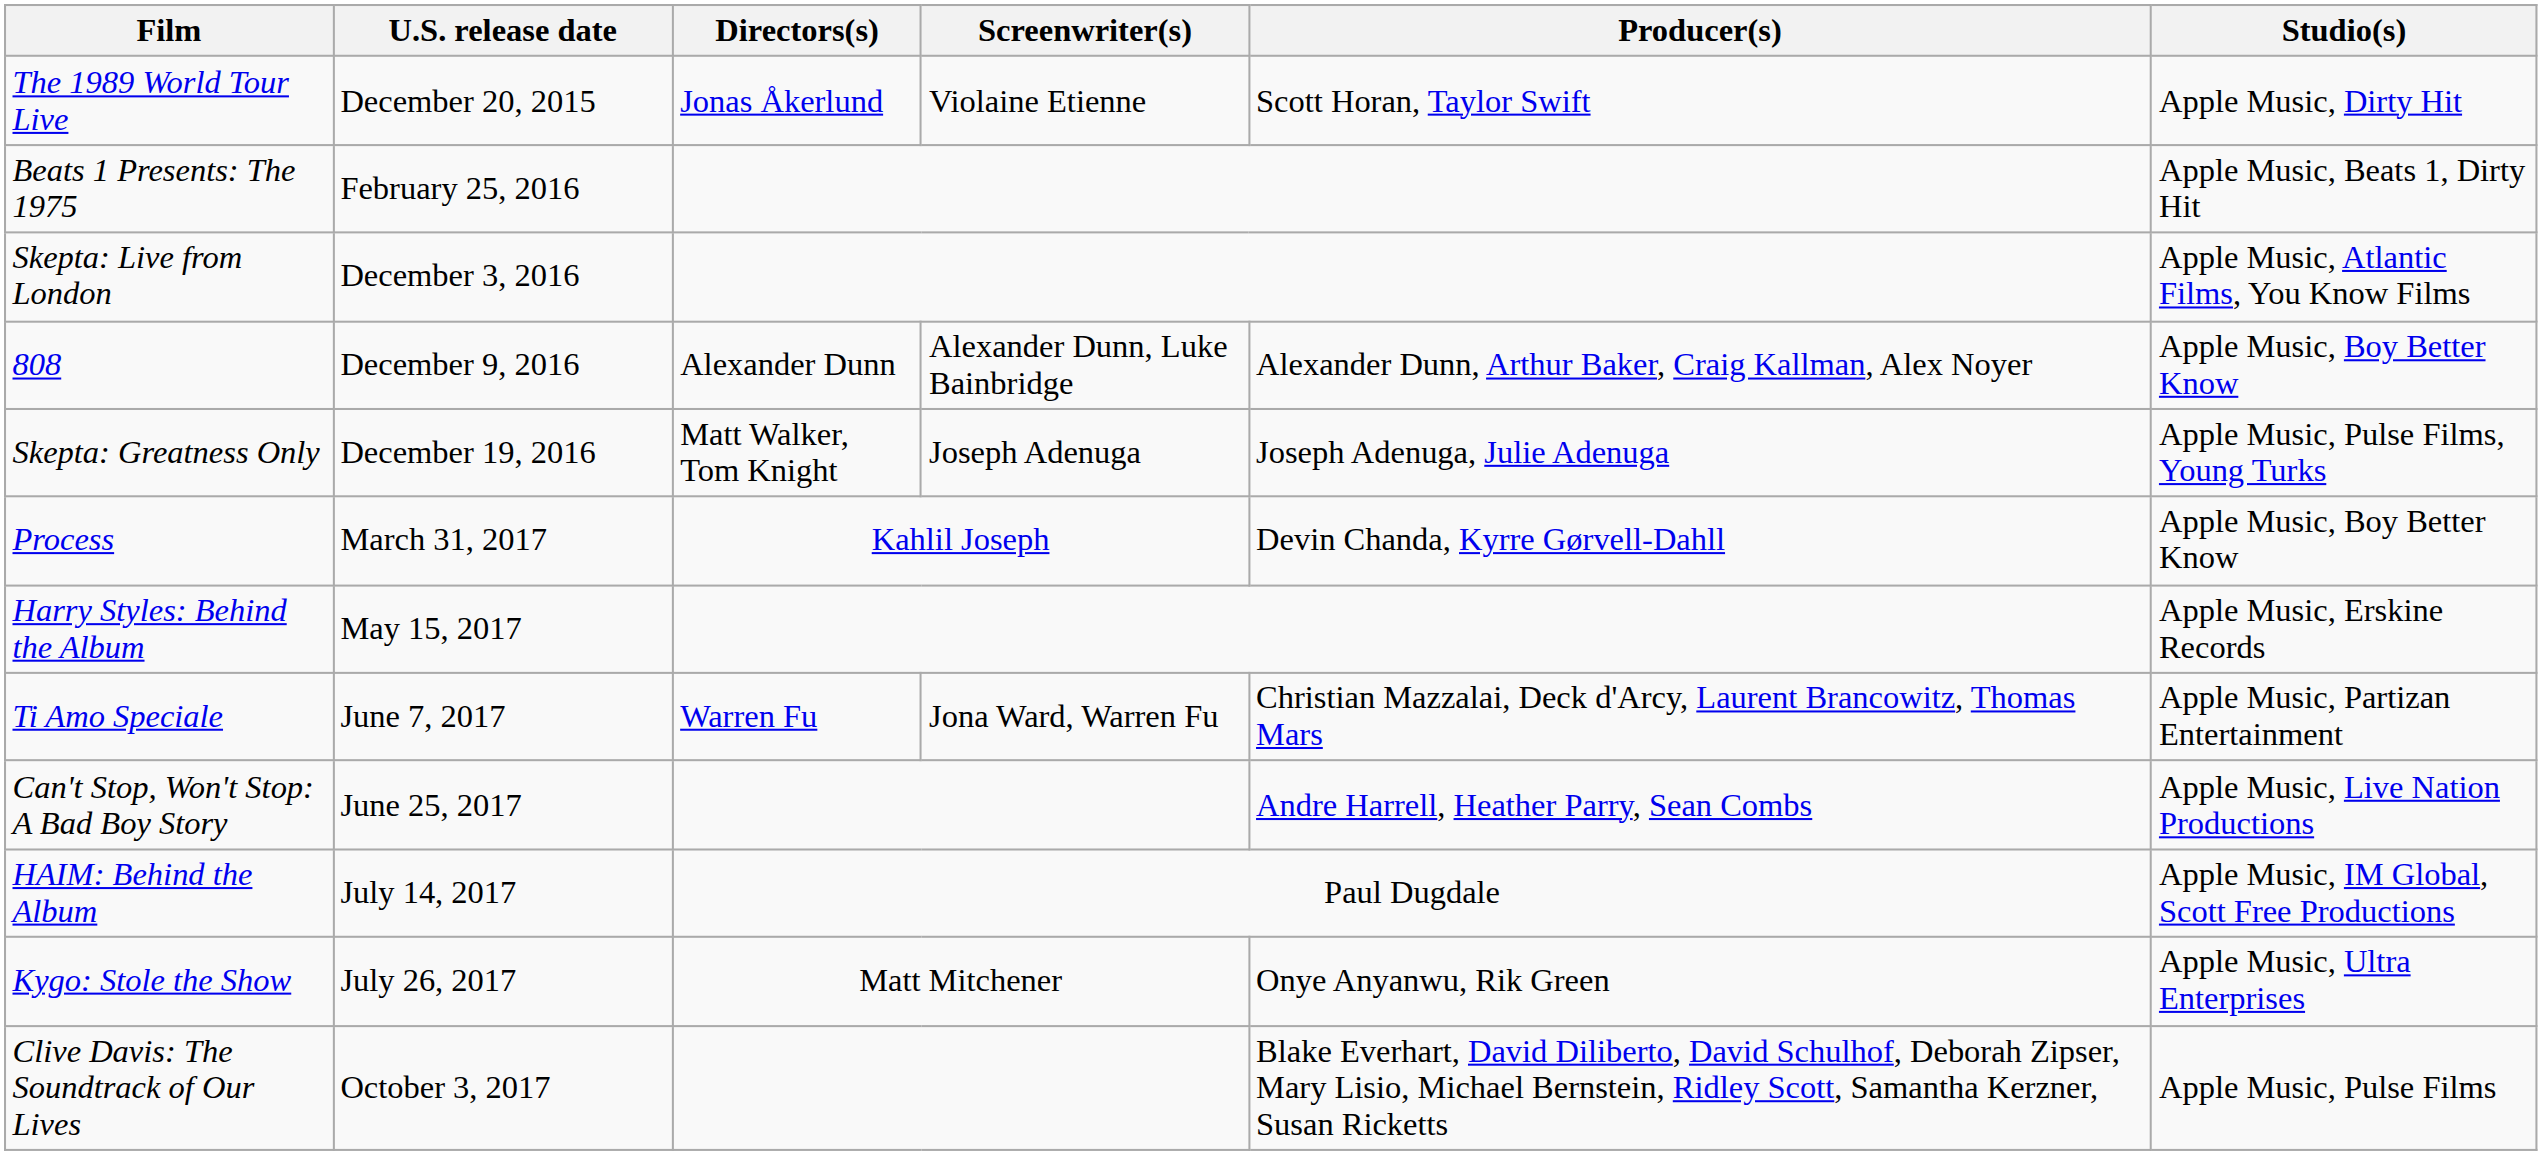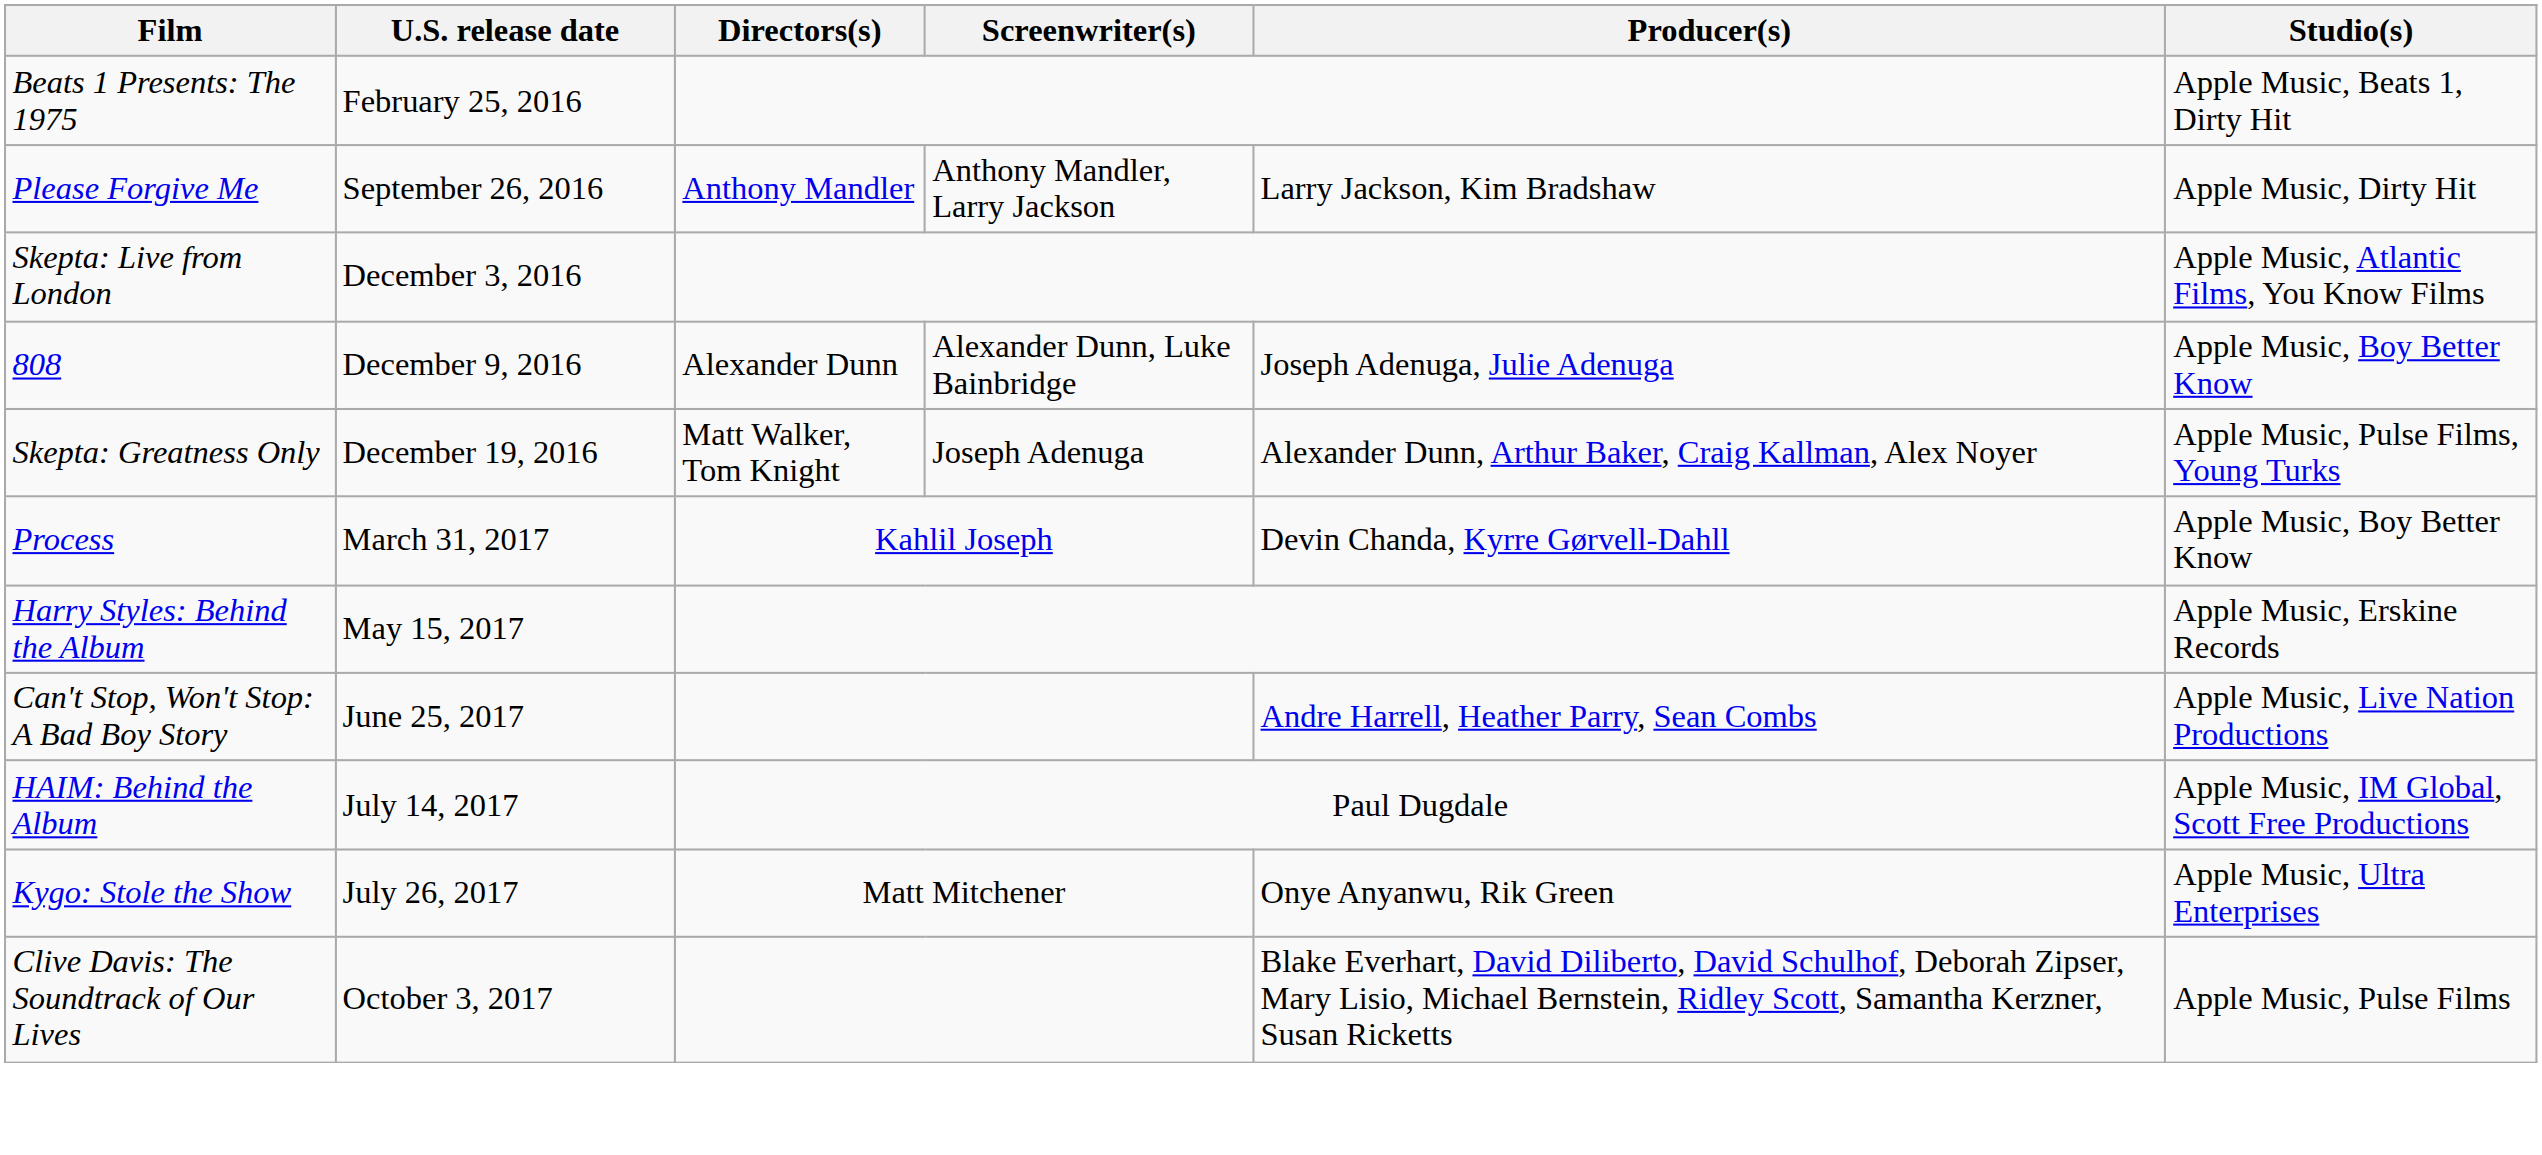- row: (151, 100)
+ row: (135, 188)
(1644, 364) Alexander Dunn, Arthur Baker, Craig Kallman, Alex Noyer -> (1467, 364) Joseph Adenuga, Julie Adenuga
(1463, 452) Joseph Adenuga, Julie Adenuga -> (1649, 452) Alexander Dunn, Arthur Baker, Craig Kallman, Alex Noyer
- row: (118, 716)
